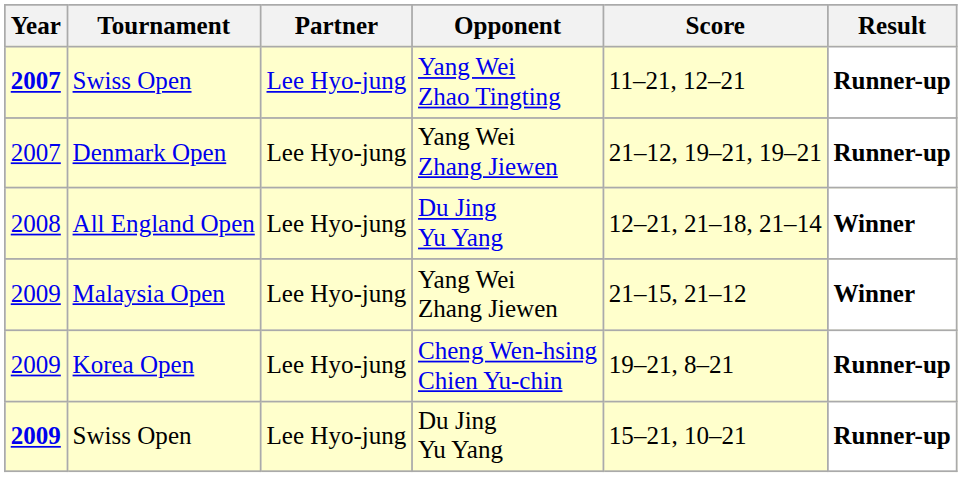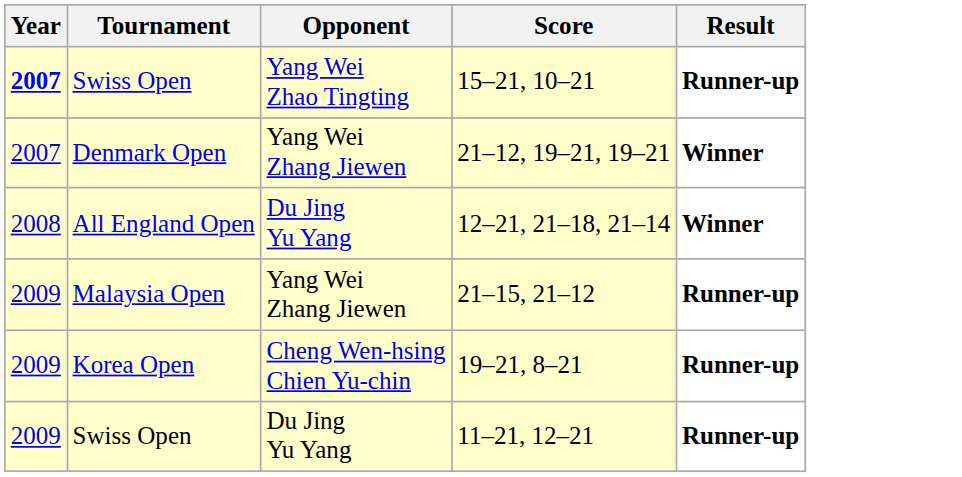- column: (336, 25)
(677, 81) 11–21, 12–21 -> (526, 81) 15–21, 10–21
(892, 152) Runner-up -> (723, 152) Winner
(874, 294) Winner -> (741, 294) Runner-up
(36, 436) bold -> (36, 436) normal
(678, 436) 15–21, 10–21 -> (526, 436) 11–21, 12–21
